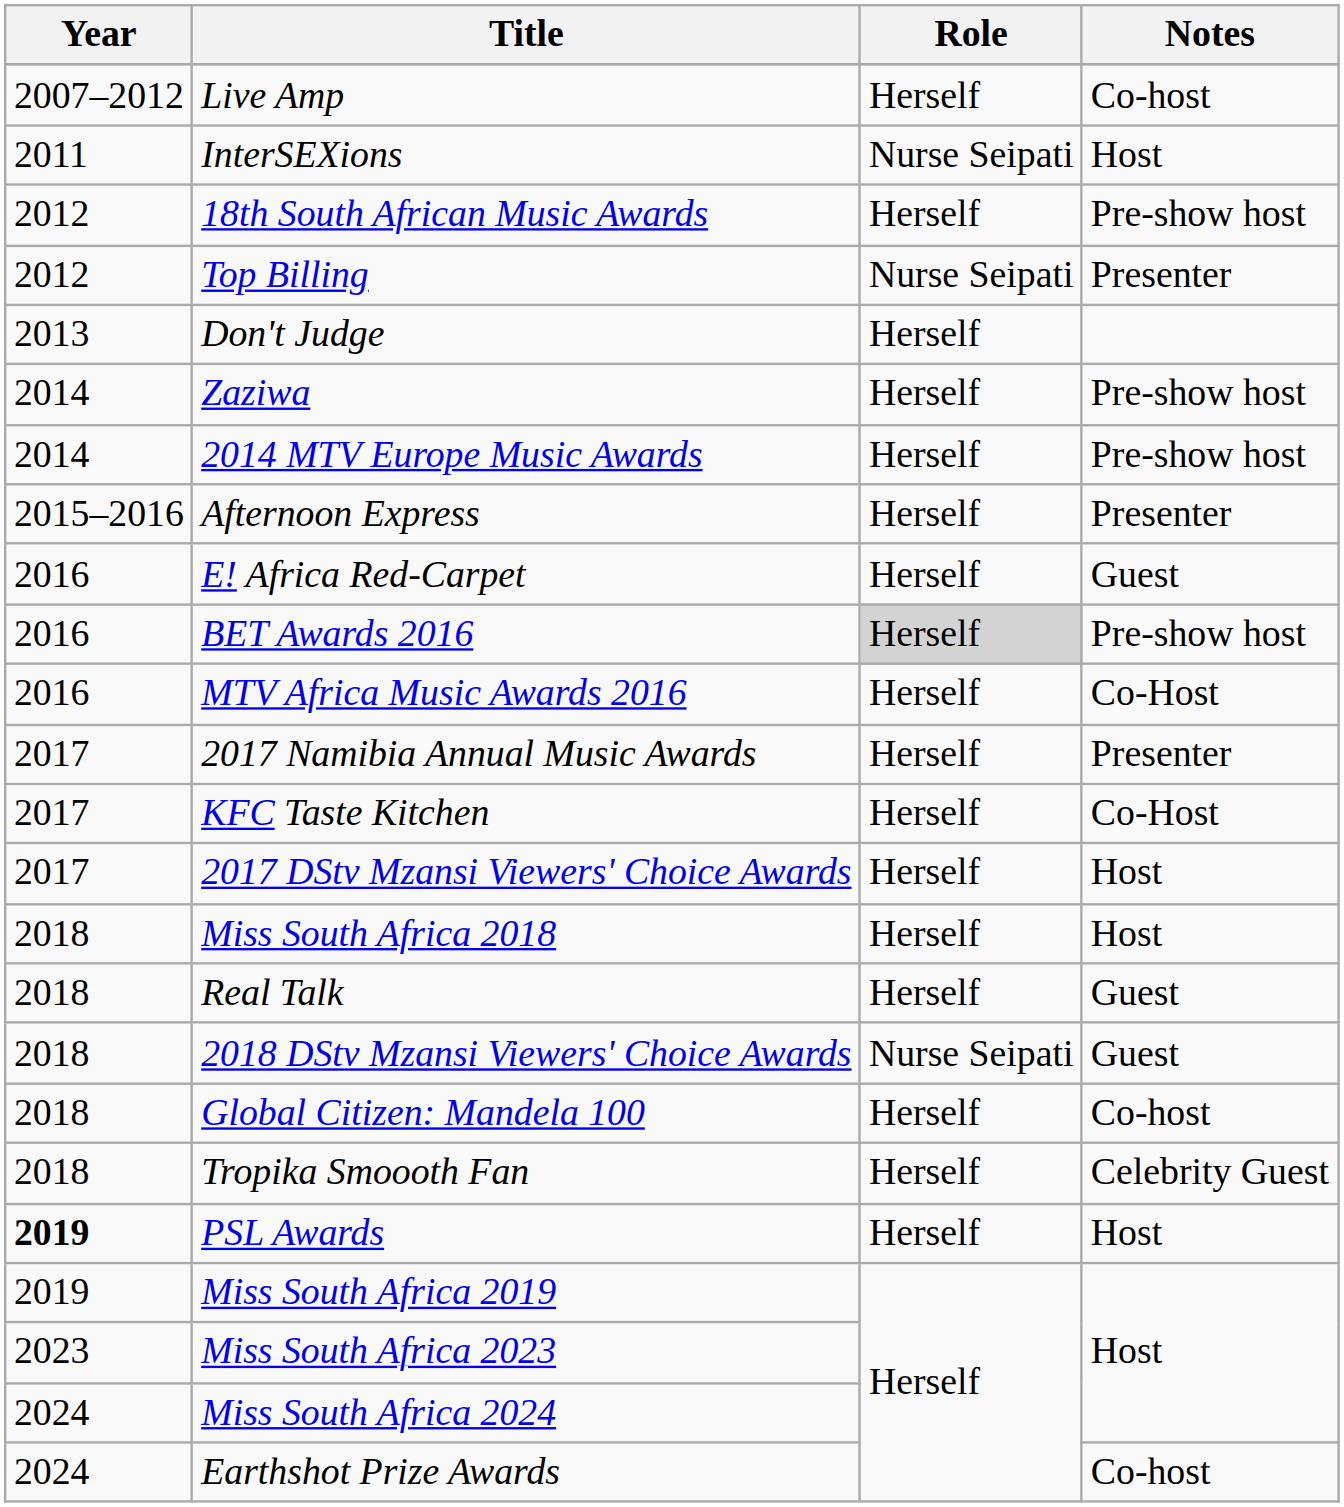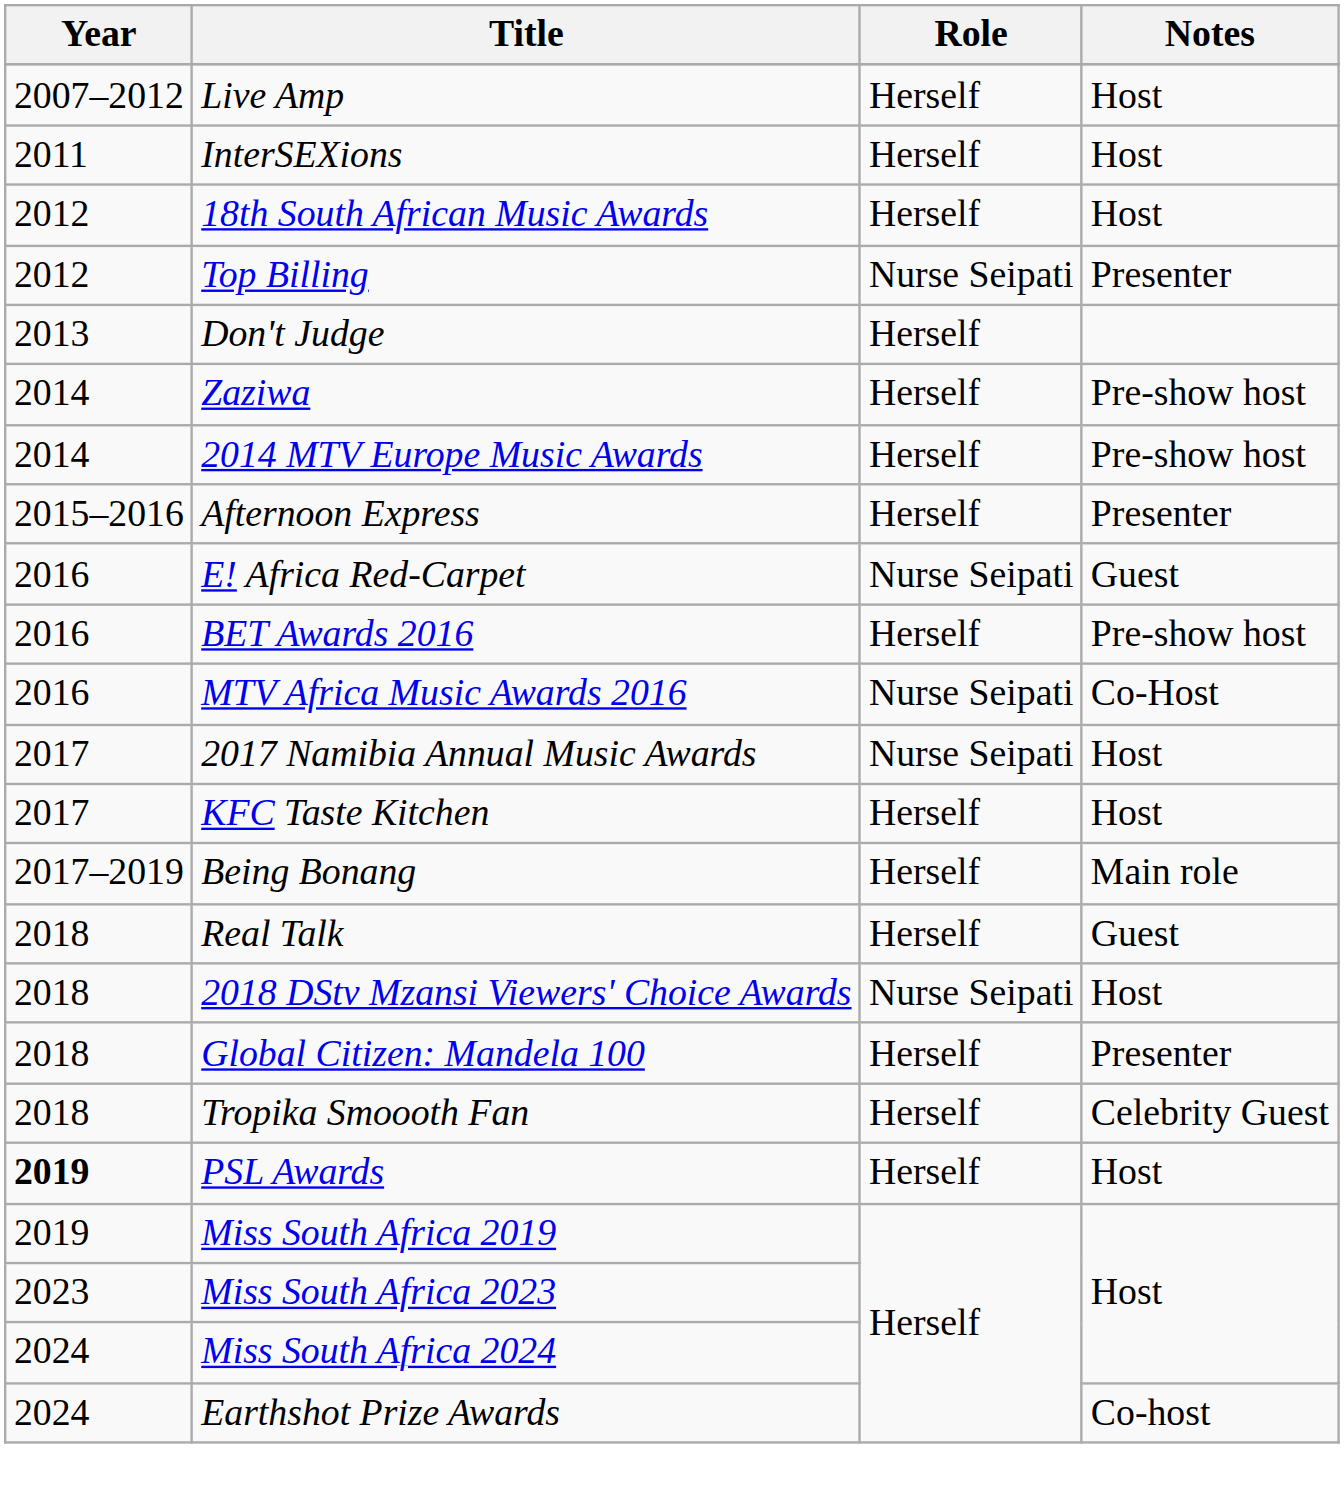(1151, 94) Co-host -> (1127, 94) Host
(971, 154) Nurse Seipati -> (925, 154) Herself
(1198, 214) Pre-show host -> (1127, 214) Host
(925, 573) Herself -> (971, 573) Nurse Seipati
(925, 633) lightgrey background -> (925, 633) no background
(925, 693) Herself -> (971, 693) Nurse Seipati
(925, 753) Herself -> (971, 753) Nurse Seipati
(1161, 753) Presenter -> (1127, 753) Host
(1155, 812) Co-Host -> (1127, 812) Host
+ row: (309, 872)
- row: (526, 872)
- row: (379, 932)
(1135, 1052) Guest -> (1127, 992) Host
(1151, 1112) Co-host -> (1161, 1052) Presenter
